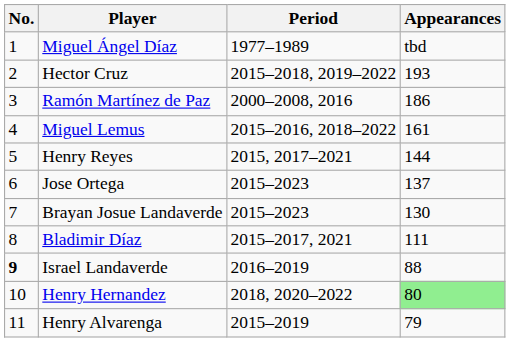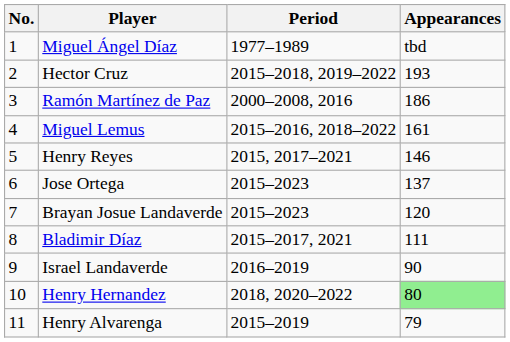(417, 156) 144 -> (417, 156) 146
(417, 211) 130 -> (417, 211) 120
(13, 267) bold -> (13, 267) normal
(413, 267) 88 -> (413, 267) 90
